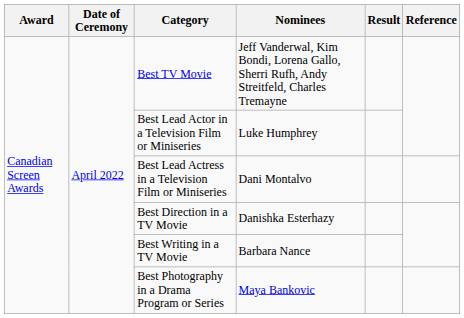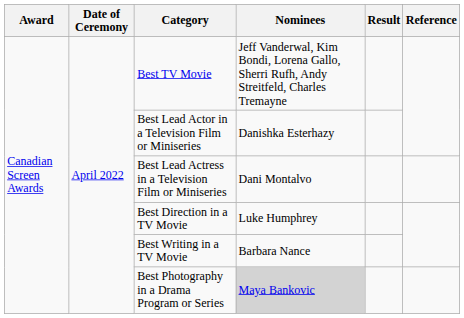(278, 133) Luke Humphrey -> (286, 133) Danishka Esterhazy
(286, 218) Danishka Esterhazy -> (278, 218) Luke Humphrey
(277, 290) no background -> (277, 290) lightgrey background
